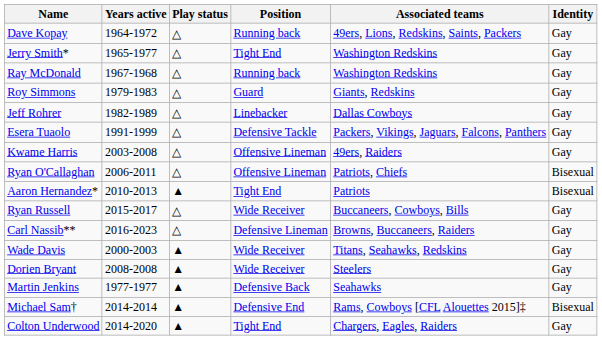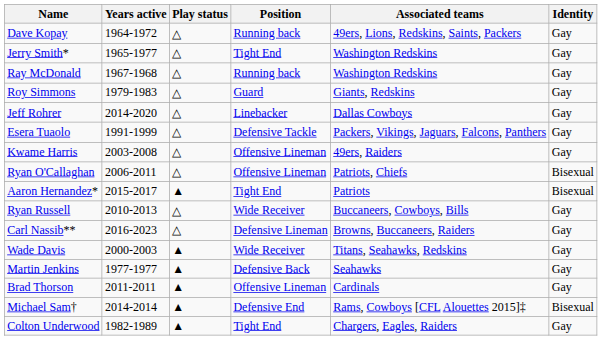(131, 112) 1982-1989 -> (131, 112) 2014-2020
(131, 191) 2010-2013 -> (131, 191) 2015-2017
(131, 210) 2015-2017 -> (131, 210) 2010-2013
- row: (42, 268)
+ row: (40, 287)
(131, 326) 2014-2020 -> (131, 326) 1982-1989
